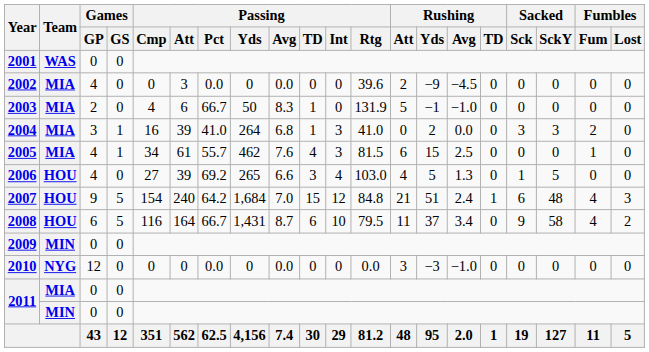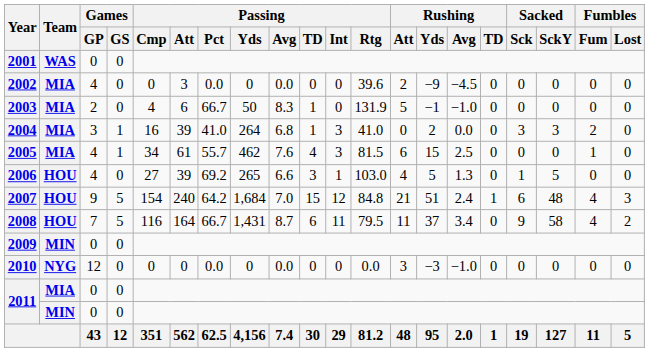(339, 175) 4 -> (339, 175) 1
(94, 221) 6 -> (94, 221) 7
(339, 221) 10 -> (339, 221) 11
